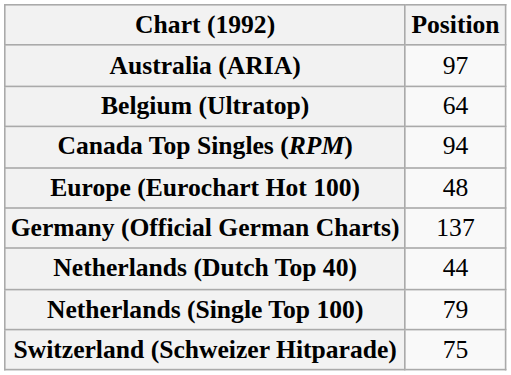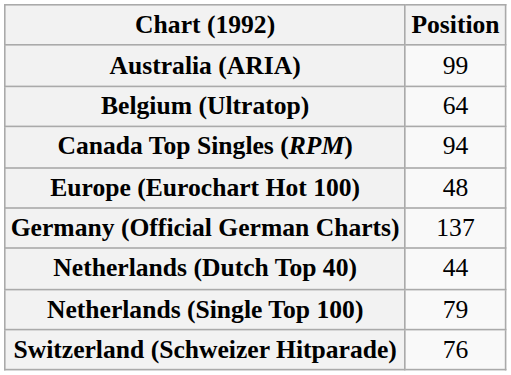(456, 65) 97 -> (456, 65) 99
(456, 349) 75 -> (456, 349) 76
